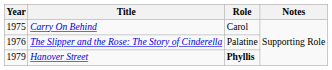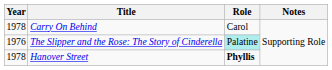(16, 27) 1975 -> (16, 27) 1978
(242, 42) no background -> (242, 42) paleturquoise background
(16, 57) 1979 -> (16, 57) 1978
